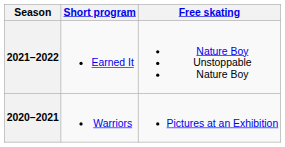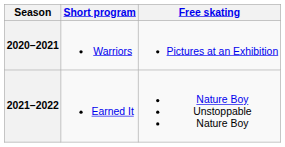rows swapped: (33, 57) <-> (33, 117)
